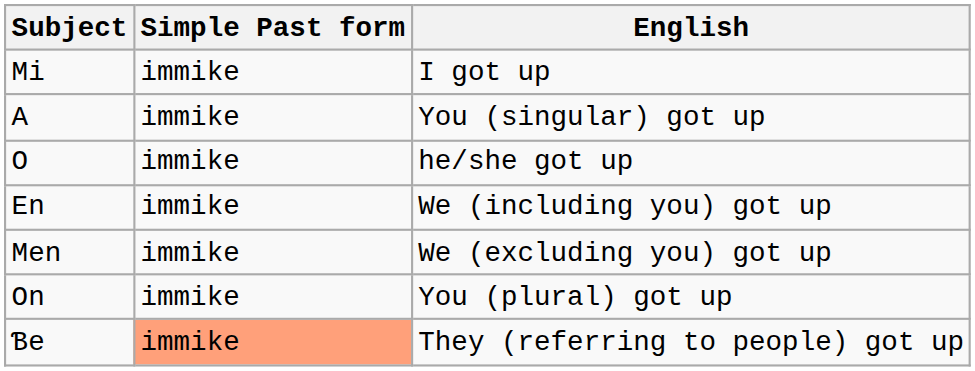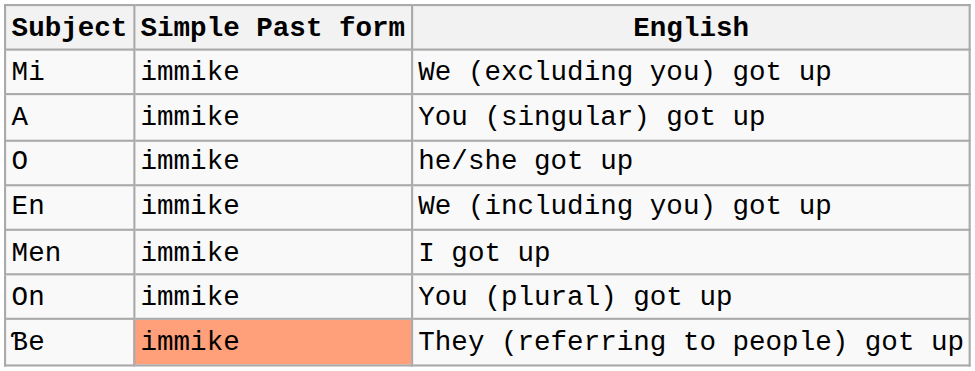(484, 72) I got up -> (625, 72) We (excluding you) got up
(625, 252) We (excluding you) got up -> (484, 252) I got up
